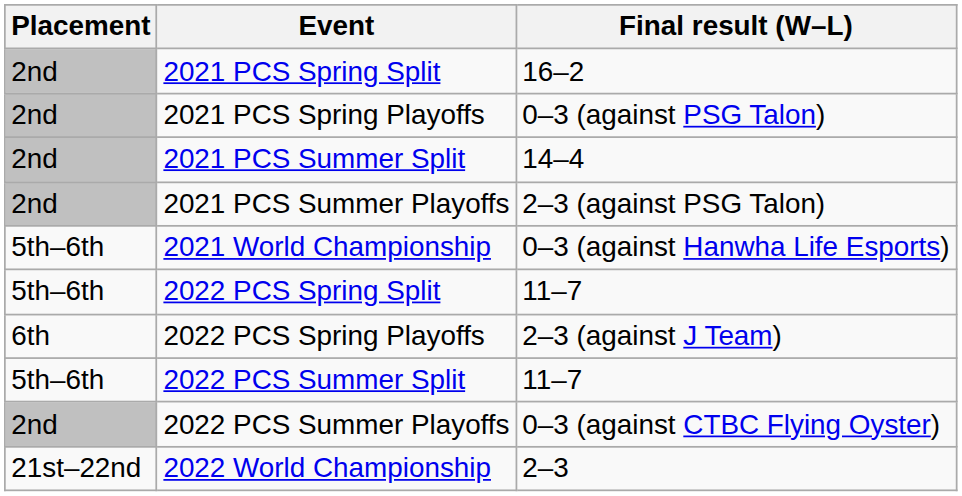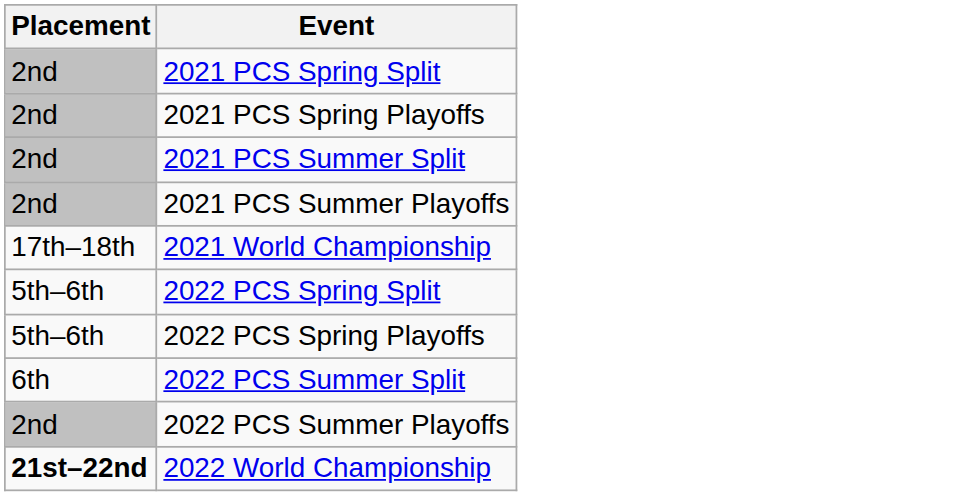- column: (736, 26)
(58, 247) 5th–6th -> (73, 247) 17th–18th
(31, 335) 6th -> (58, 335) 5th–6th
(58, 379) 5th–6th -> (31, 379) 6th
(76, 468) normal -> (79, 468) bold
